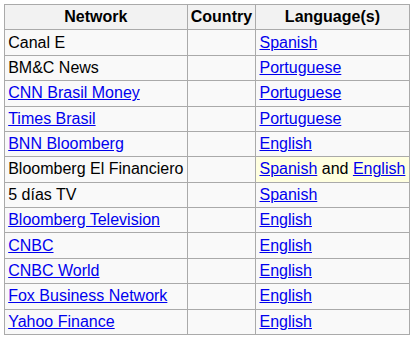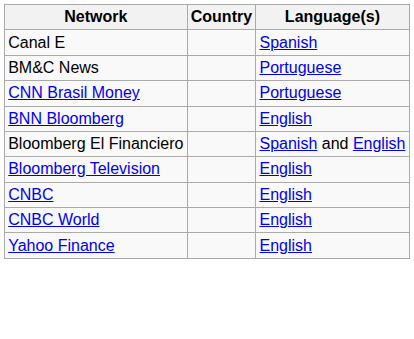- row: (52, 118)
(332, 169) lightyellow background -> (332, 144) no background
- row: (42, 194)
- row: (88, 296)
